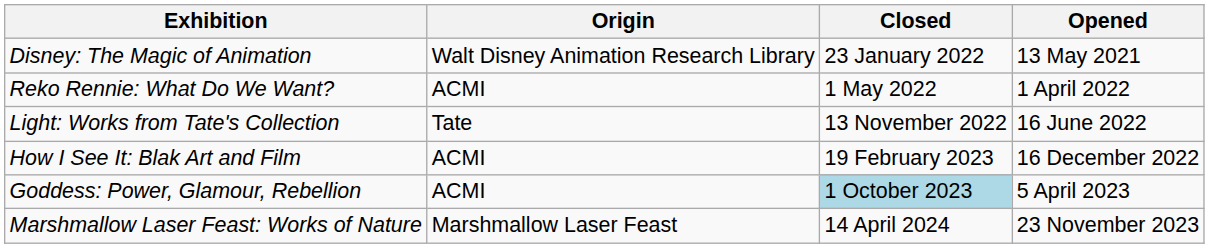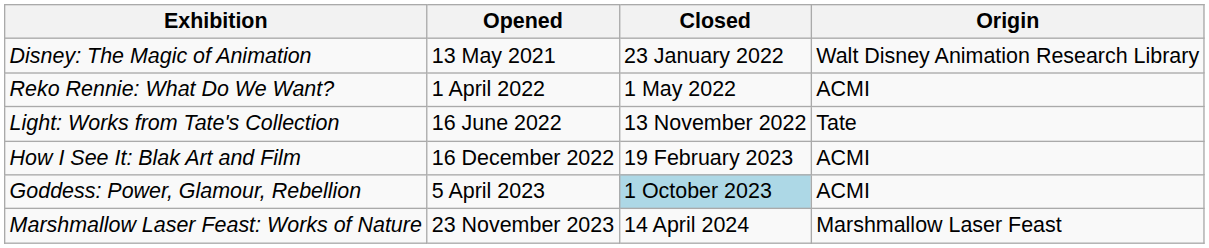columns swapped: (1108, 21) <-> (623, 21)
